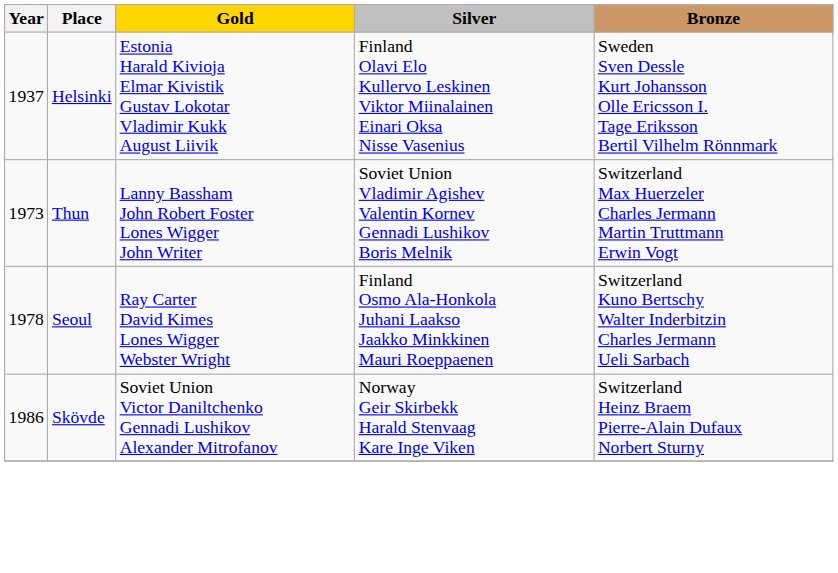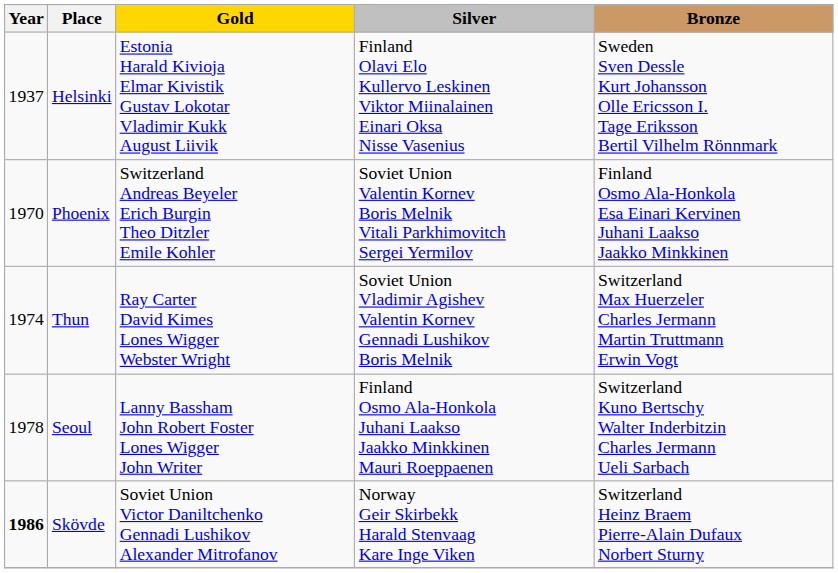+ row: (81, 212)
(26, 212) 1973 -> (26, 319) 1974
(187, 222) Lanny Bassham John Robert Foster Lones Wigger John Writer -> (175, 329) Ray Carter David Kimes Lones Wigger Webster Wright
(175, 329) Ray Carter David Kimes Lones Wigger Webster Wright -> (187, 437) Lanny Bassham John Robert Foster Lones Wigger John Writer
(26, 417) normal -> (26, 524) bold
